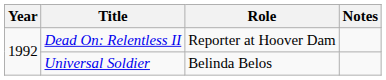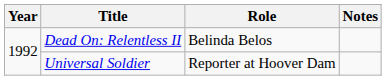(262, 39) Reporter at Hoover Dam -> (230, 39) Belinda Belos
(230, 63) Belinda Belos -> (262, 63) Reporter at Hoover Dam
